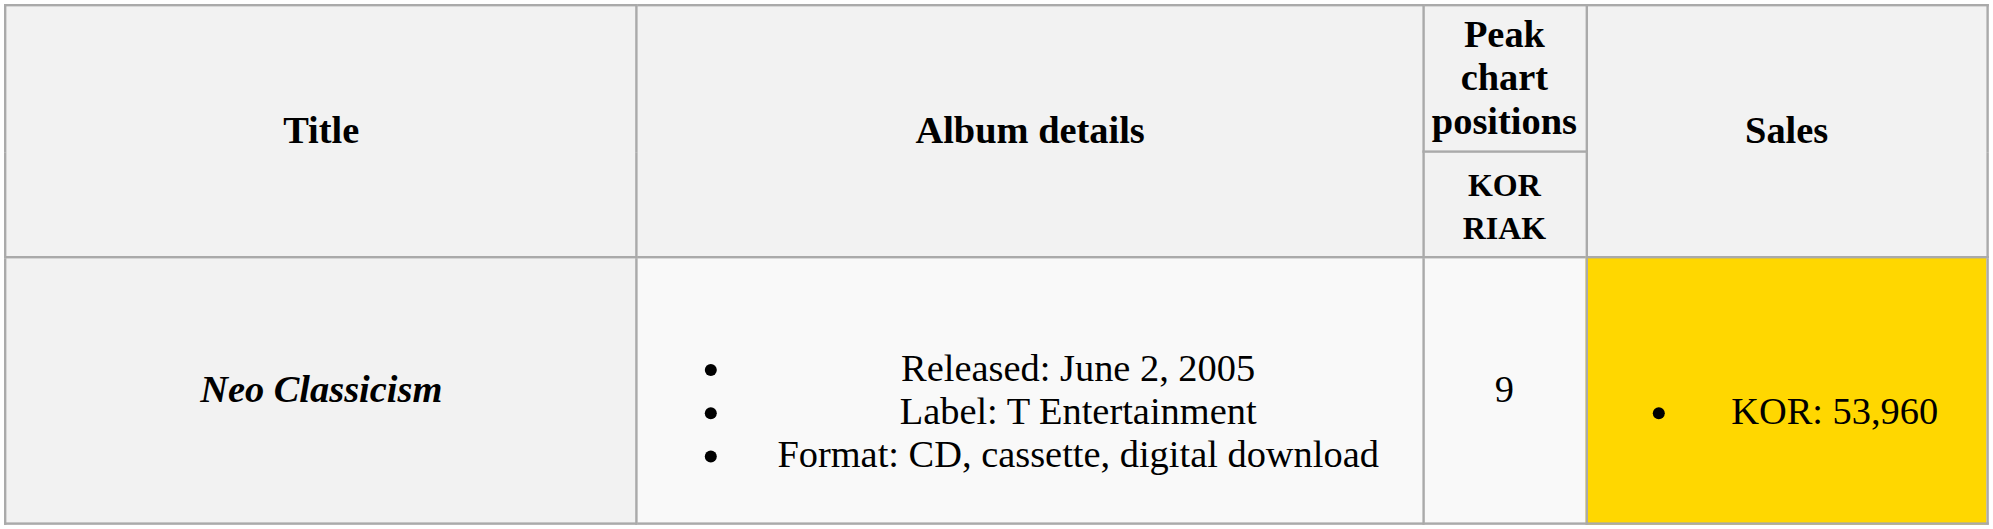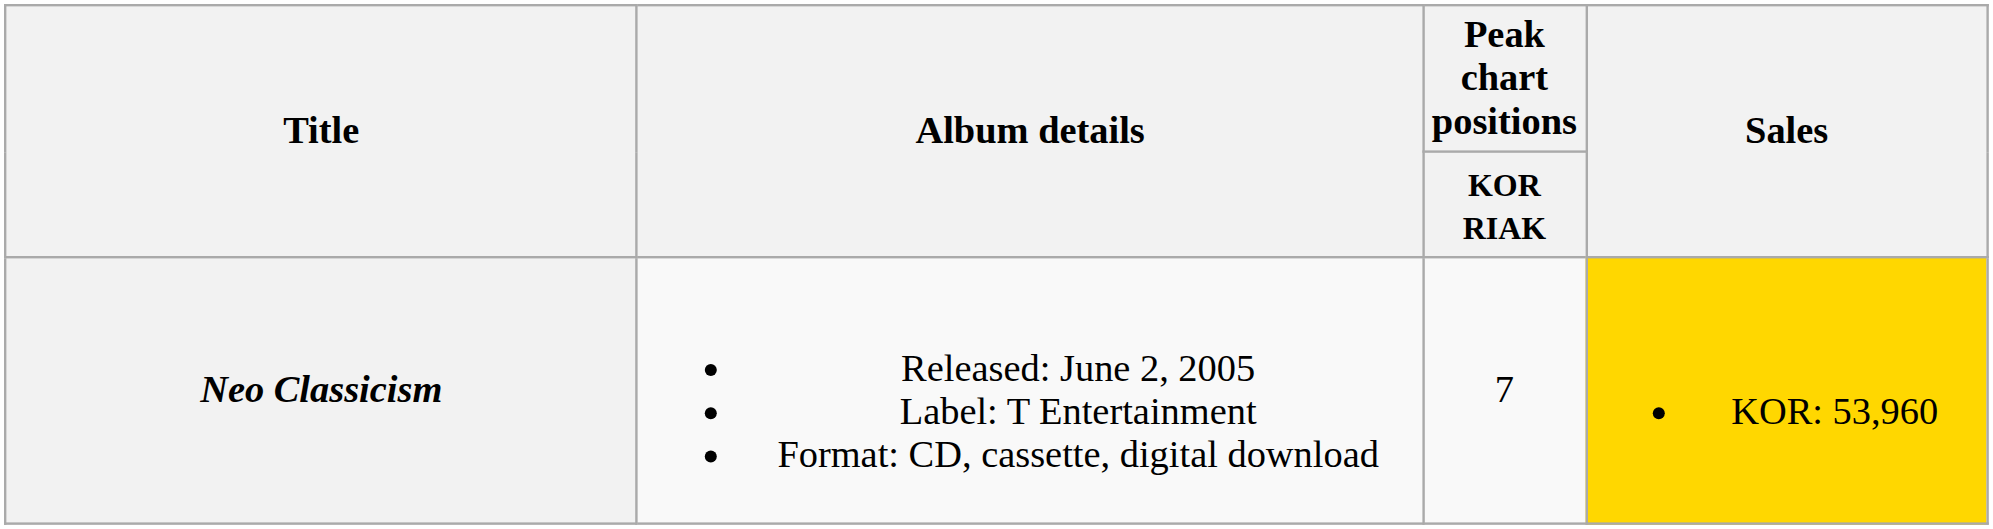(1504, 389) 9 -> (1504, 389) 7
